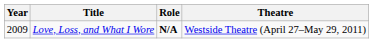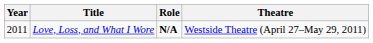(17, 29) 2009 -> (17, 29) 2011
